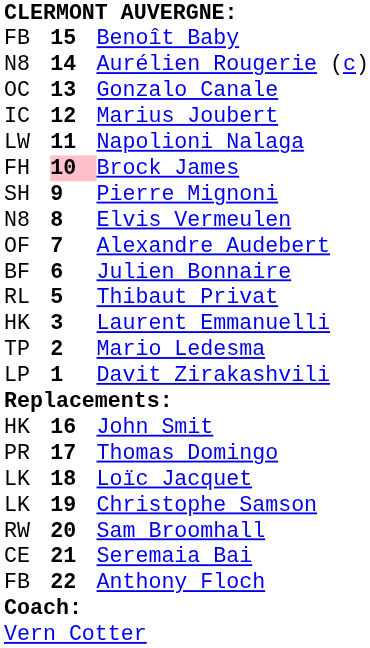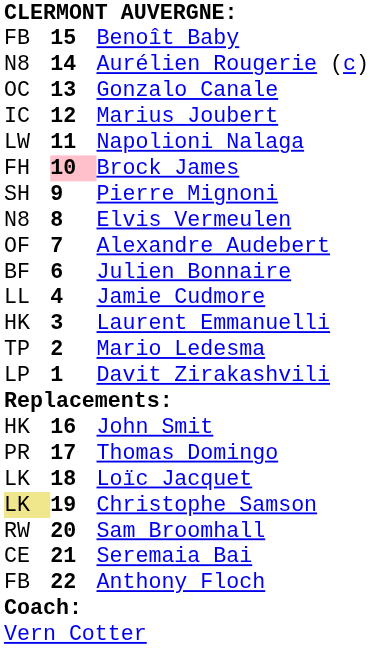- row: (187, 298)
+ row: (181, 298)
(17, 505) no background -> (17, 505) khaki background
